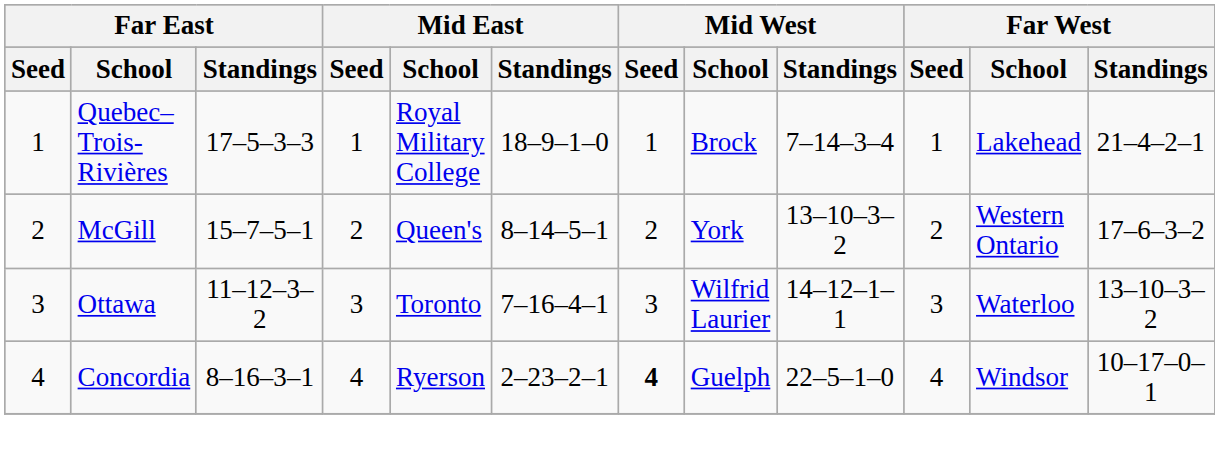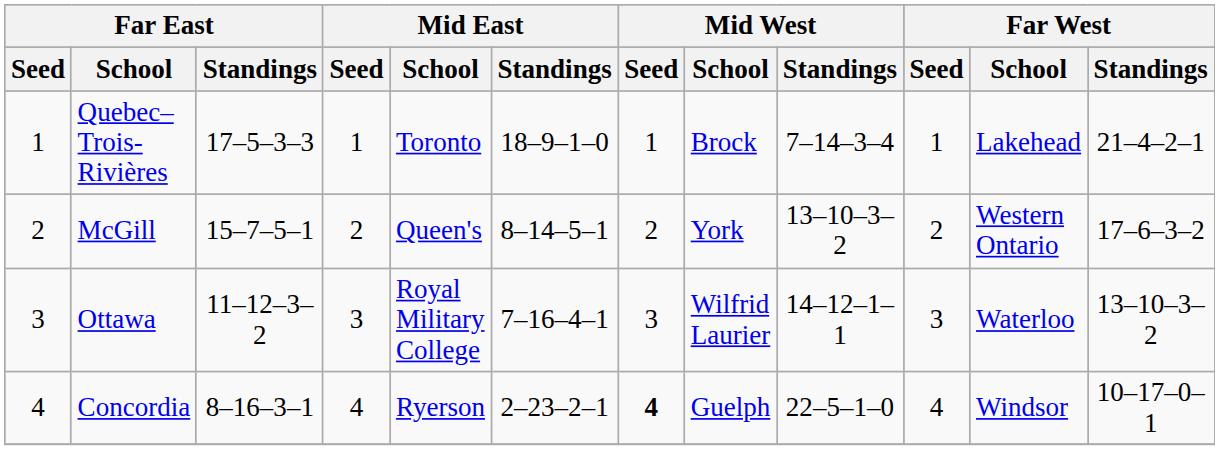(440, 142) Royal Military College -> (439, 142) Toronto
(439, 303) Toronto -> (440, 319) Royal Military College
